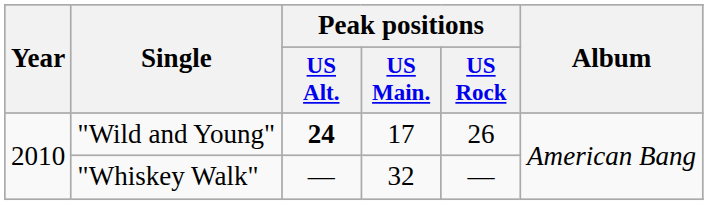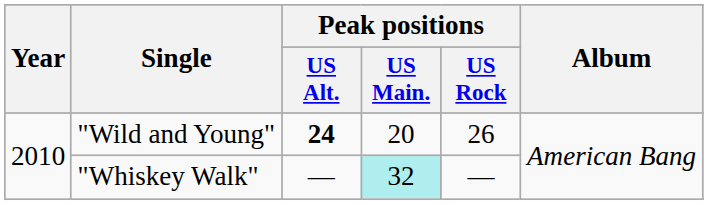(401, 133) 17 -> (401, 133) 20
(401, 176) no background -> (401, 176) paleturquoise background
